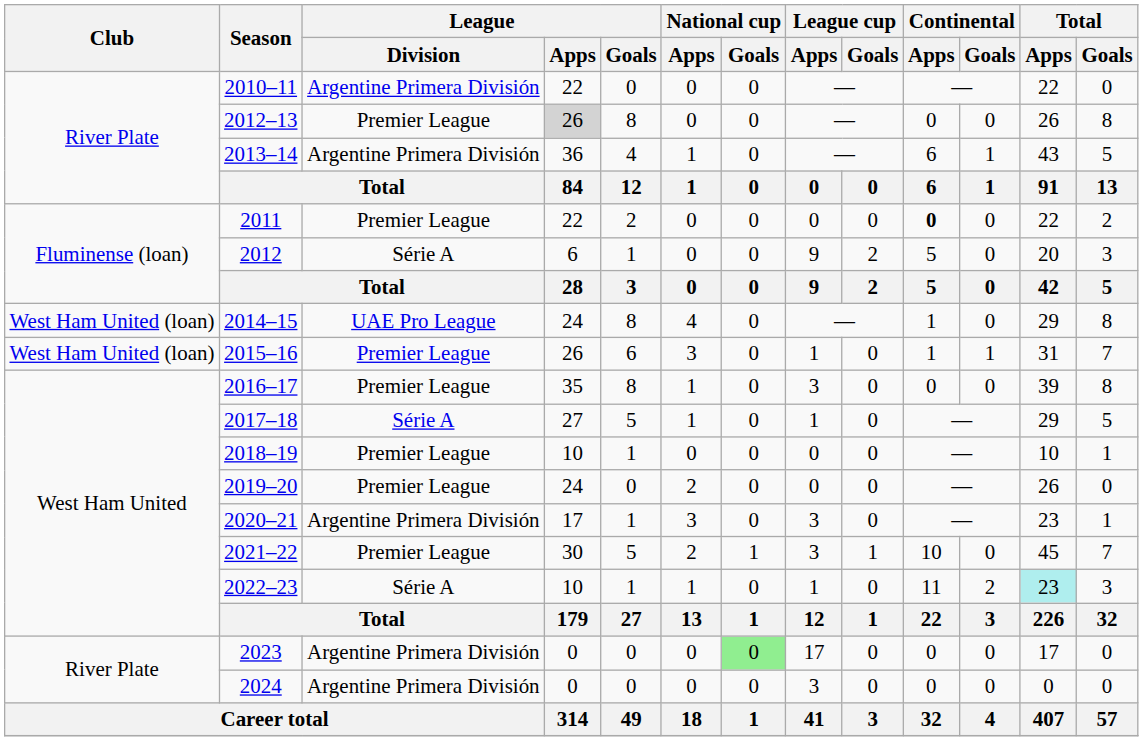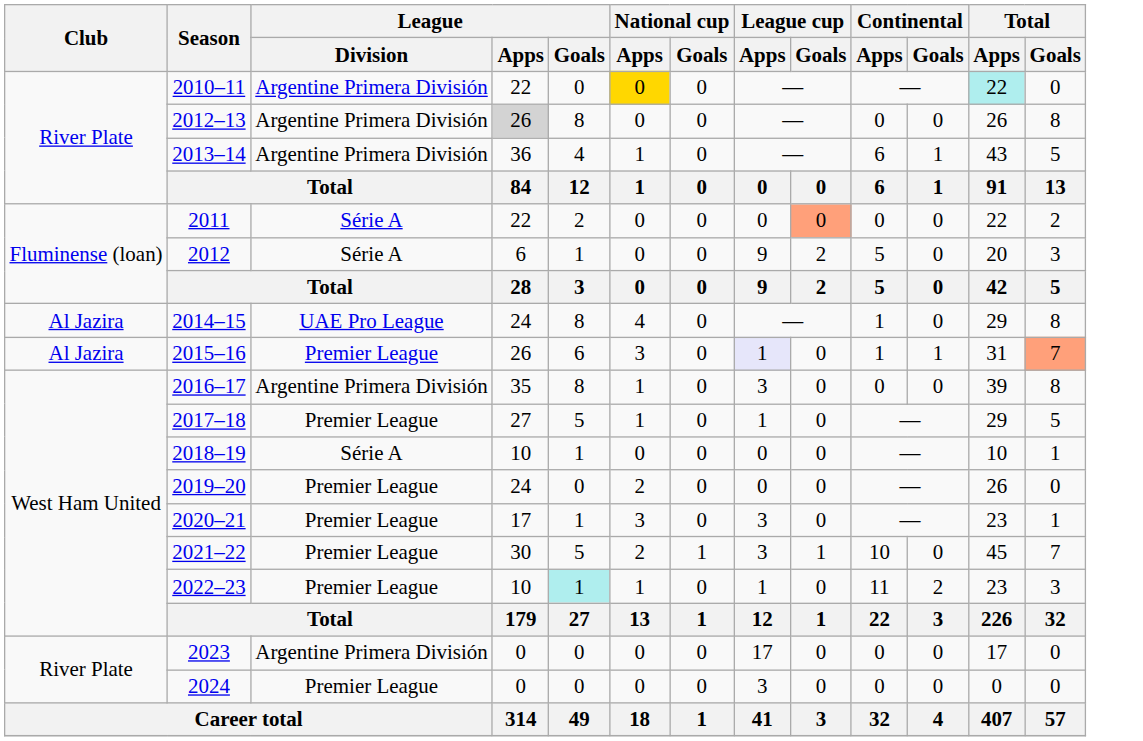(691, 87) no background -> (640, 87) gold background
(1048, 87) no background -> (997, 87) paleturquoise background
(423, 120) Premier League -> (372, 120) Argentine Primera División
(423, 220) Premier League -> (372, 220) Série A
(873, 220) no background -> (821, 220) lightsalmon background
(931, 220) bold -> (879, 220) normal
(112, 320) West Ham United (loan) -> (86, 320) Al Jazira
(112, 353) West Ham United (loan) -> (86, 353) Al Jazira
(814, 353) no background -> (762, 353) lavender background
(1107, 353) no background -> (1055, 353) lightsalmon background
(423, 386) Premier League -> (372, 386) Argentine Primera División
(423, 420) Série A -> (372, 420) Premier League
(423, 453) Premier League -> (372, 453) Série A
(423, 519) Argentine Primera División -> (372, 519) Premier League
(423, 586) Série A -> (372, 586) Premier League
(631, 586) no background -> (579, 586) paleturquoise background
(1048, 586) paleturquoise background -> (997, 586) no background
(754, 652) lightgreen background -> (702, 652) no background
(423, 685) Argentine Primera División -> (372, 685) Premier League
